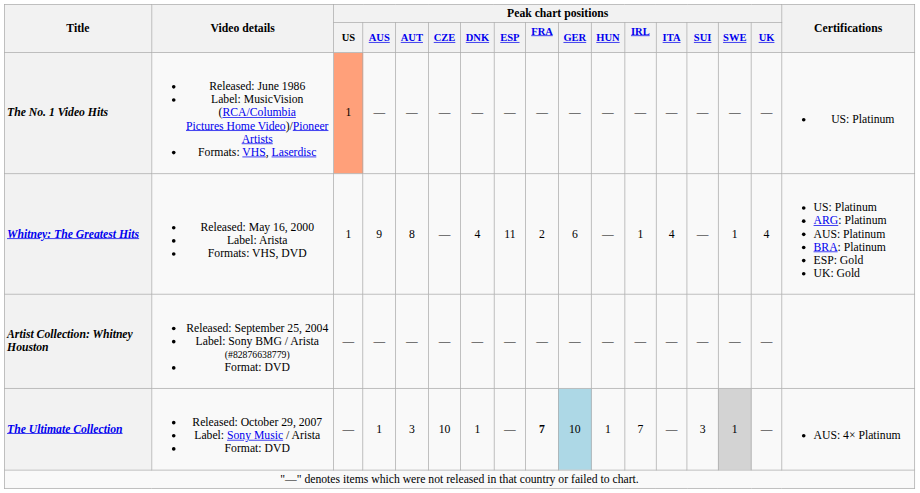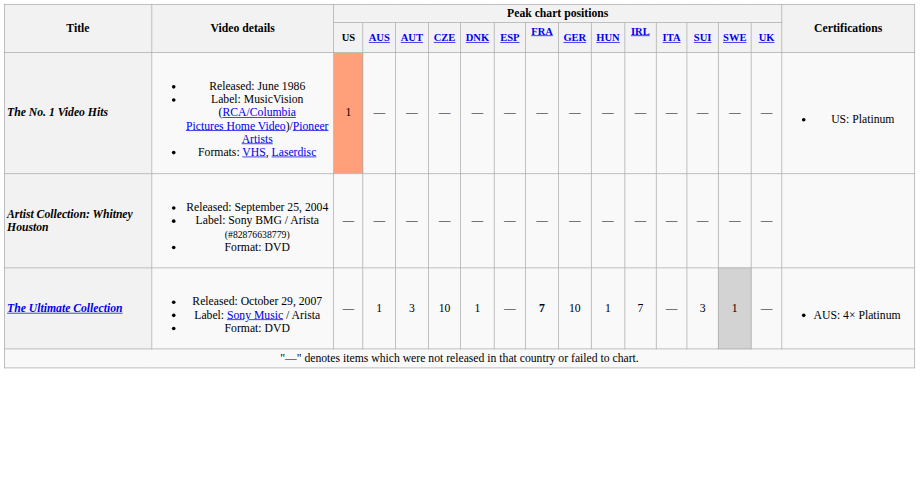- row: (73, 233)
(575, 429) lightblue background -> (575, 308) no background
